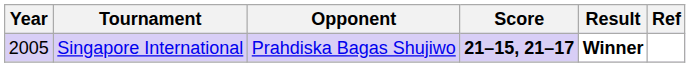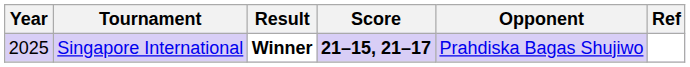columns swapped: (354, 19) <-> (613, 19)
(29, 48) 2005 -> (29, 48) 2025
